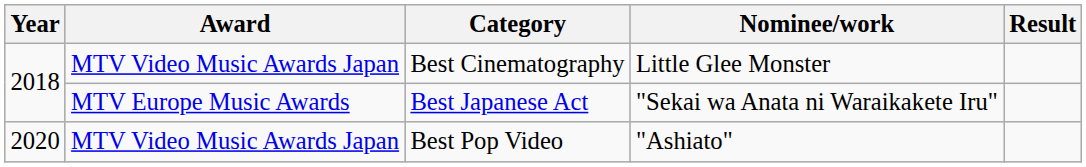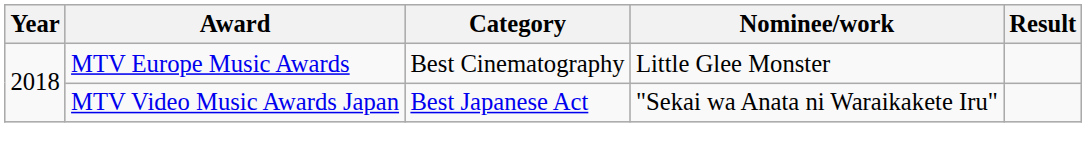(235, 63) MTV Video Music Awards Japan -> (210, 63) MTV Europe Music Awards
(210, 102) MTV Europe Music Awards -> (235, 102) MTV Video Music Awards Japan
- row: (487, 141)
